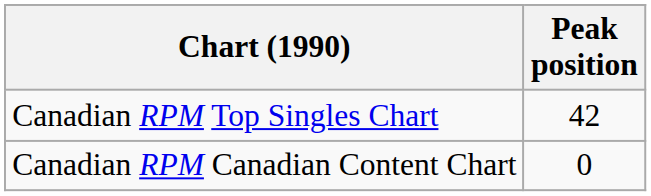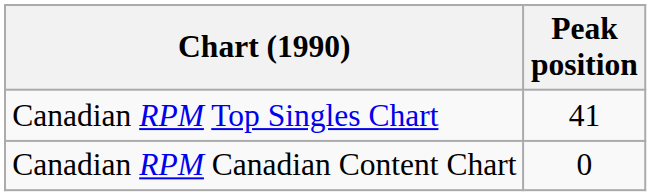(584, 114) 42 -> (584, 114) 41
